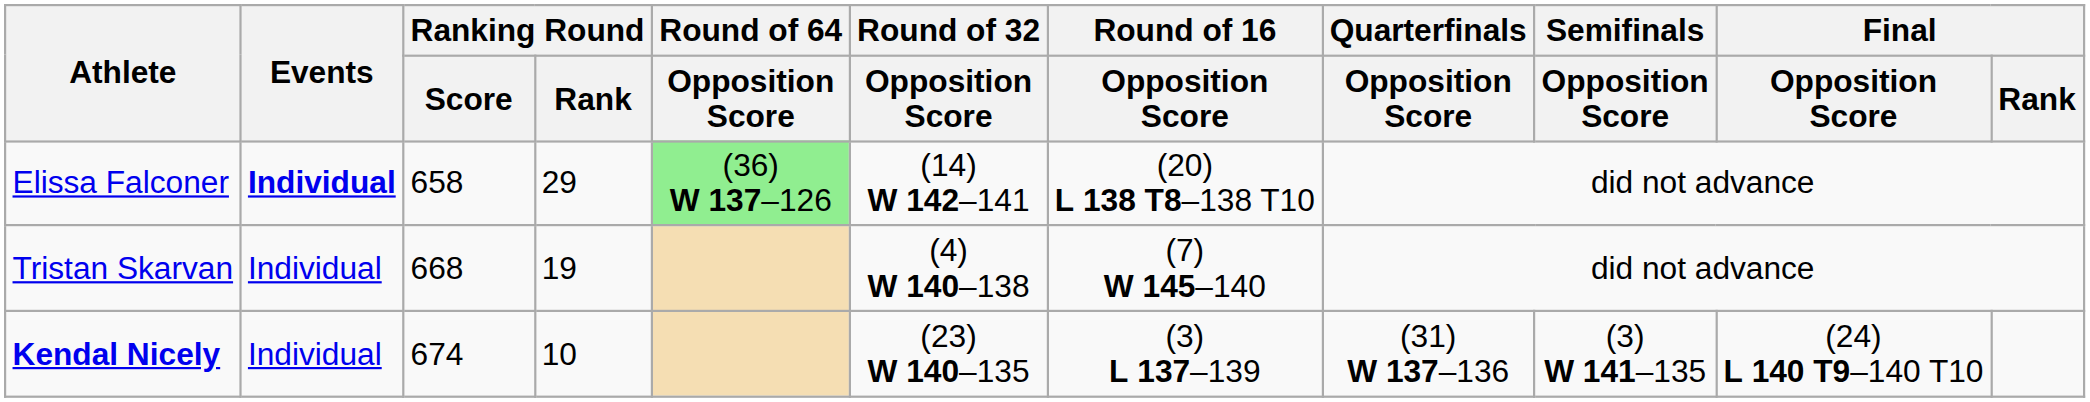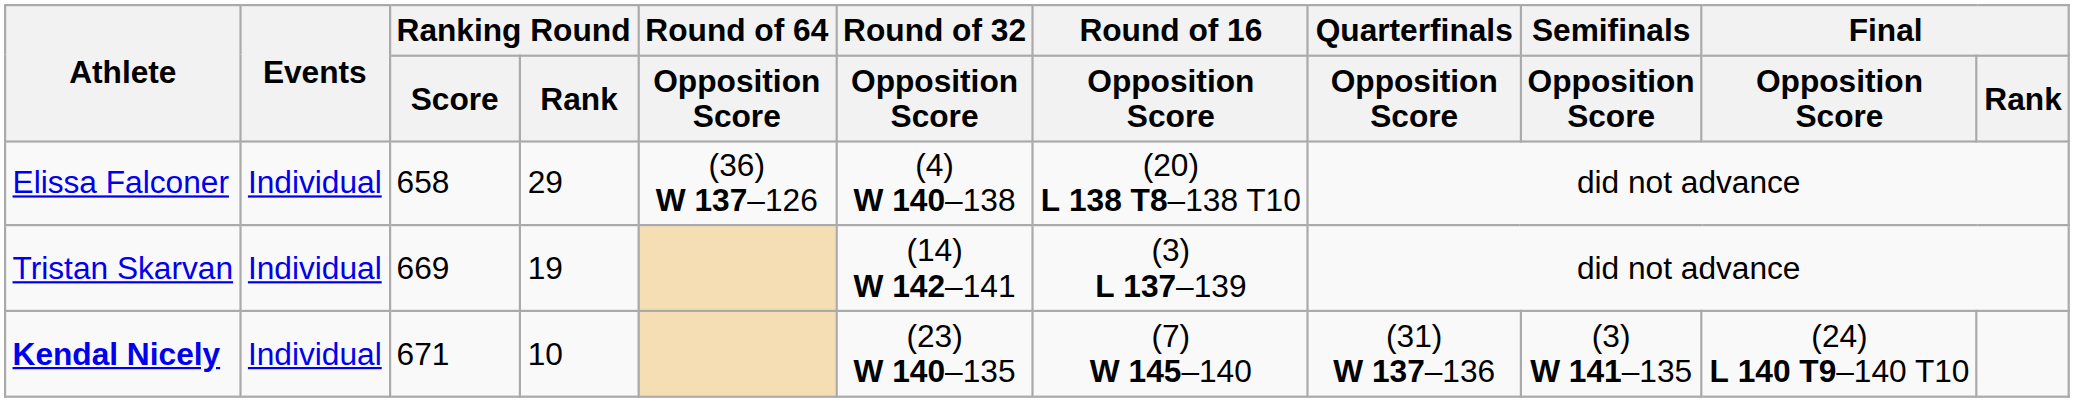(322, 183) bold -> (315, 183) normal
(751, 183) lightgreen background -> (737, 183) no background
(949, 183) (14) W 142–141 -> (935, 183) (4) W 140–138
(437, 269) 668 -> (423, 269) 669
(949, 269) (4) W 140–138 -> (935, 269) (14) W 142–141
(1185, 269) (7) W 145–140 -> (1171, 269) (3) L 137–139
(437, 354) 674 -> (423, 354) 671
(1185, 354) (3) L 137–139 -> (1171, 354) (7) W 145–140
